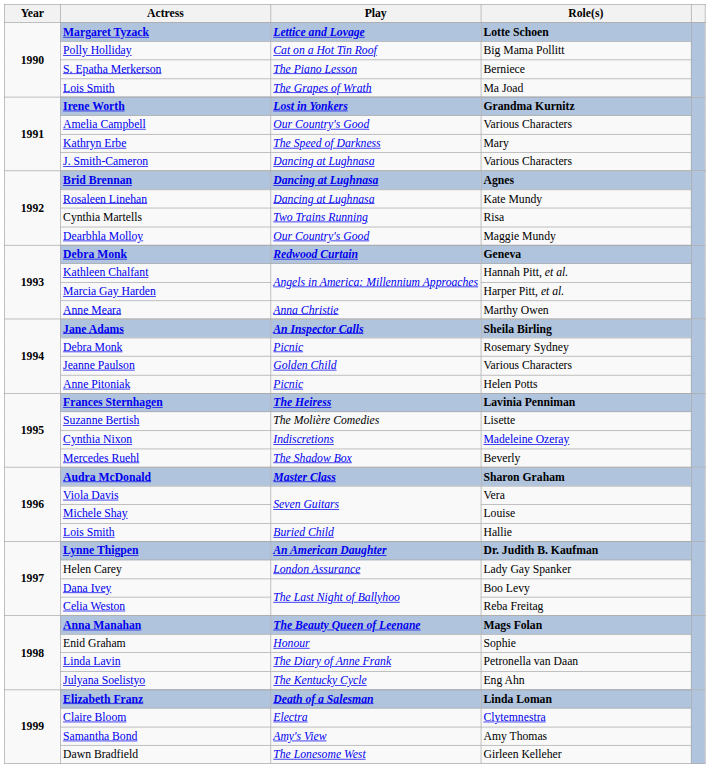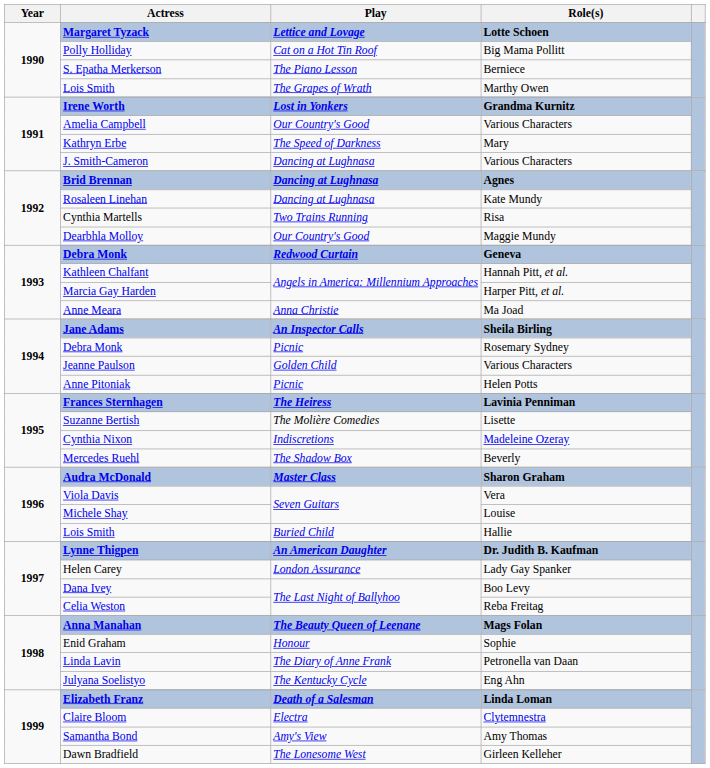(503, 87) Ma Joad -> (516, 87) Marthy Owen
(516, 310) Marthy Owen -> (503, 310) Ma Joad
